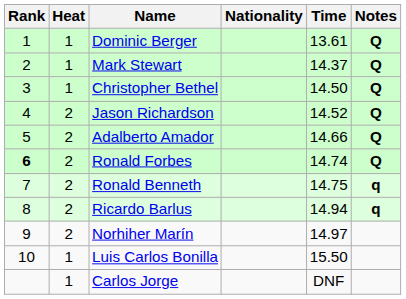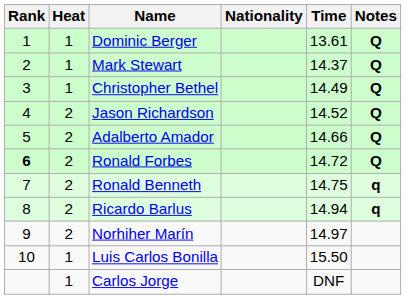(329, 88) 14.50 -> (329, 88) 14.49
(329, 161) 14.74 -> (329, 161) 14.72
